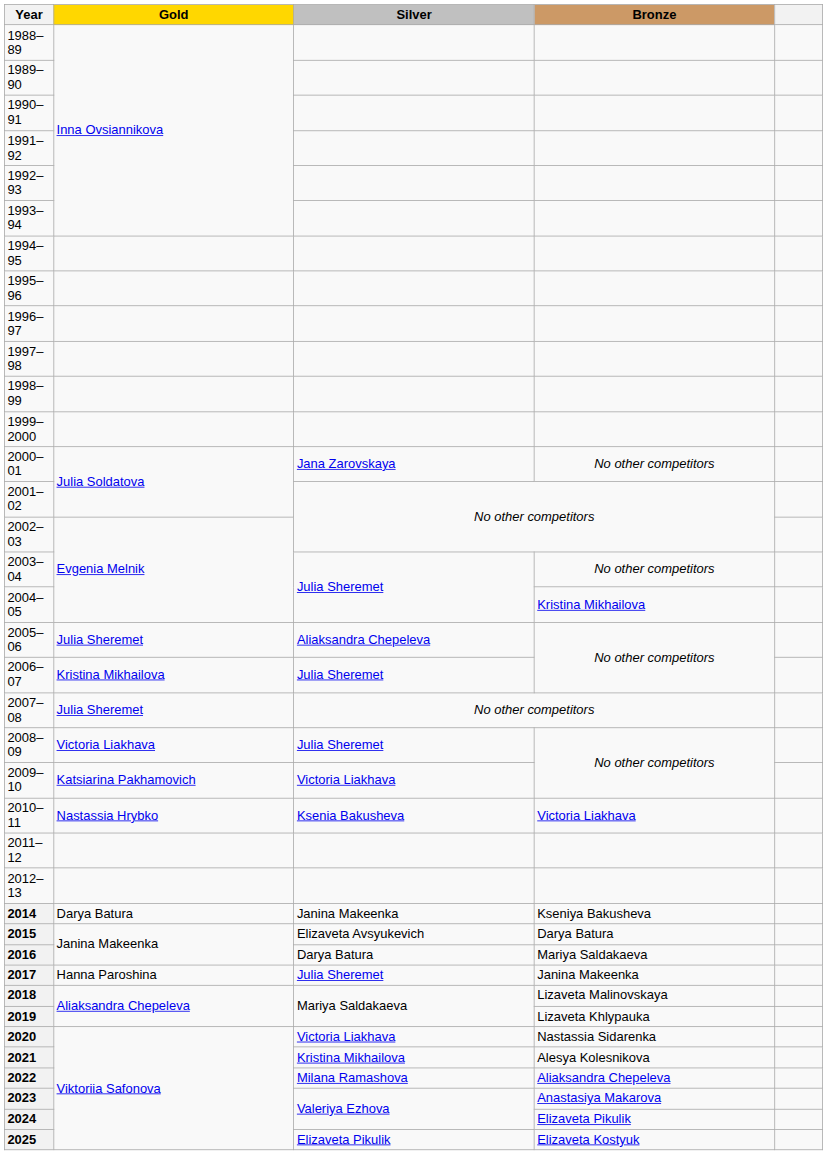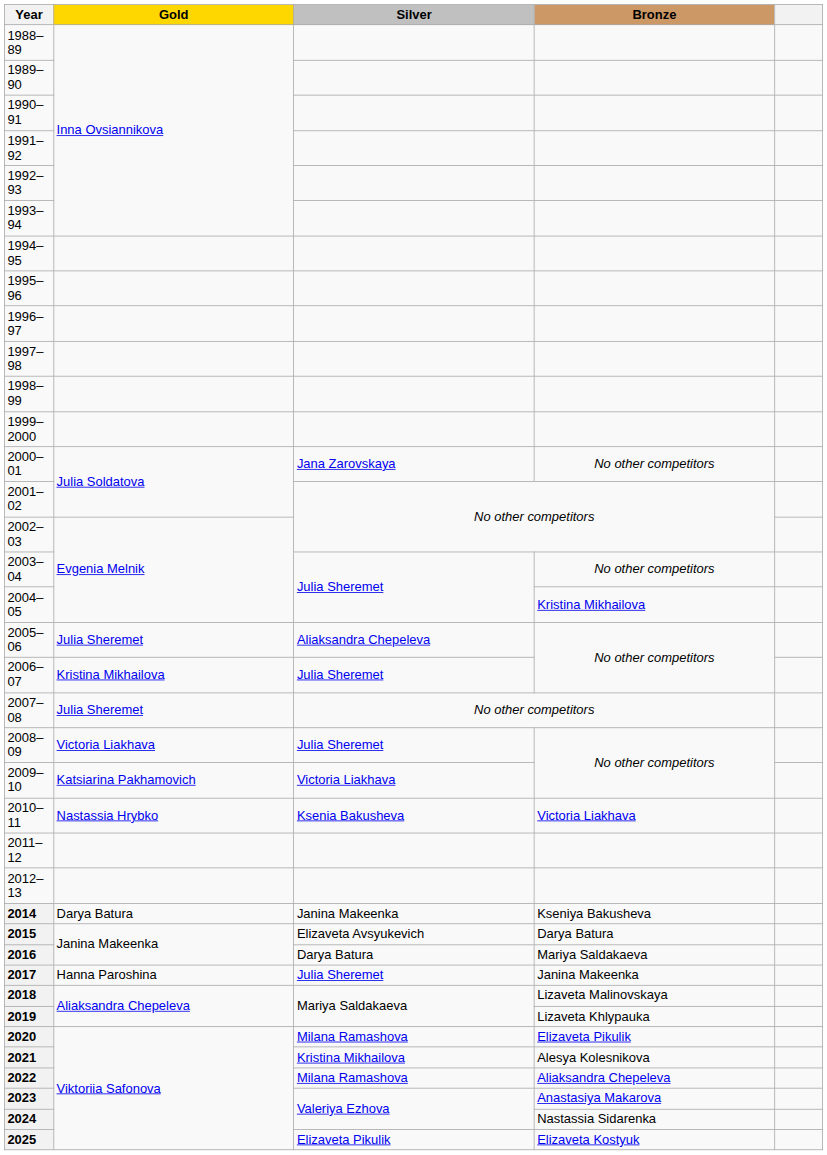(346, 1036) Victoria Liakhava -> (352, 1036) Milana Ramashova
(597, 1036) Nastassia Sidarenka -> (584, 1036) Elizaveta Pikulik
(584, 1119) Elizaveta Pikulik -> (597, 1119) Nastassia Sidarenka
